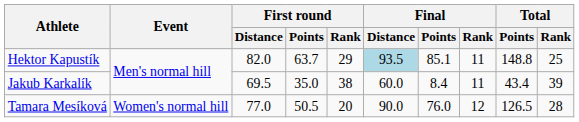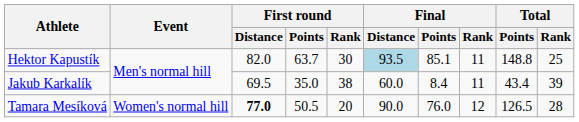(345, 60) 29 -> (345, 60) 30
(259, 106) normal -> (259, 106) bold
